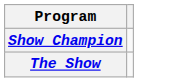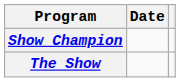+ column: (147, 17)
